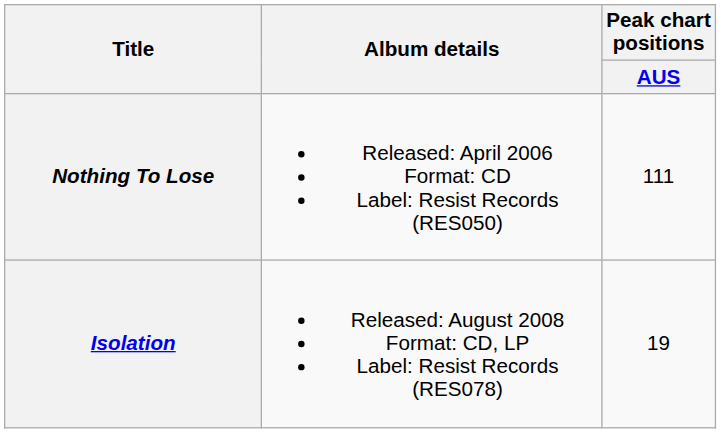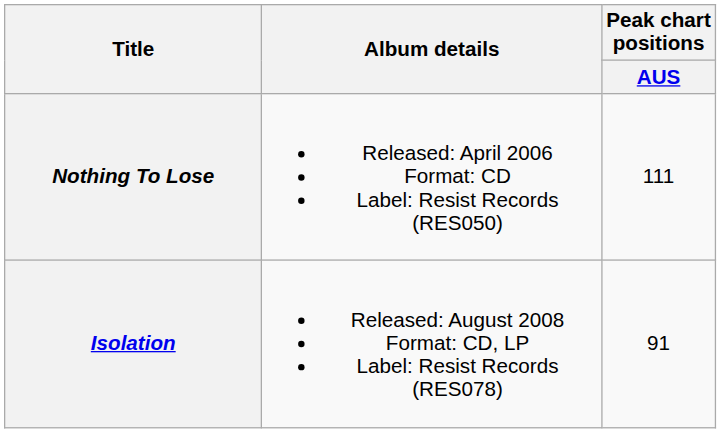(659, 343) 19 -> (659, 343) 91
